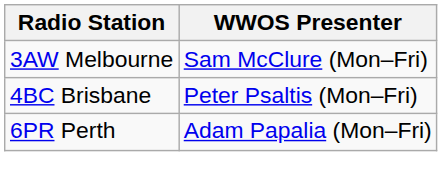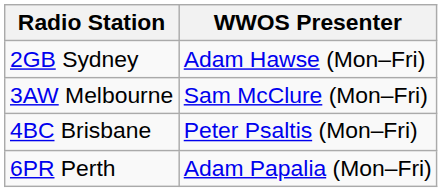+ row: (74, 58)
